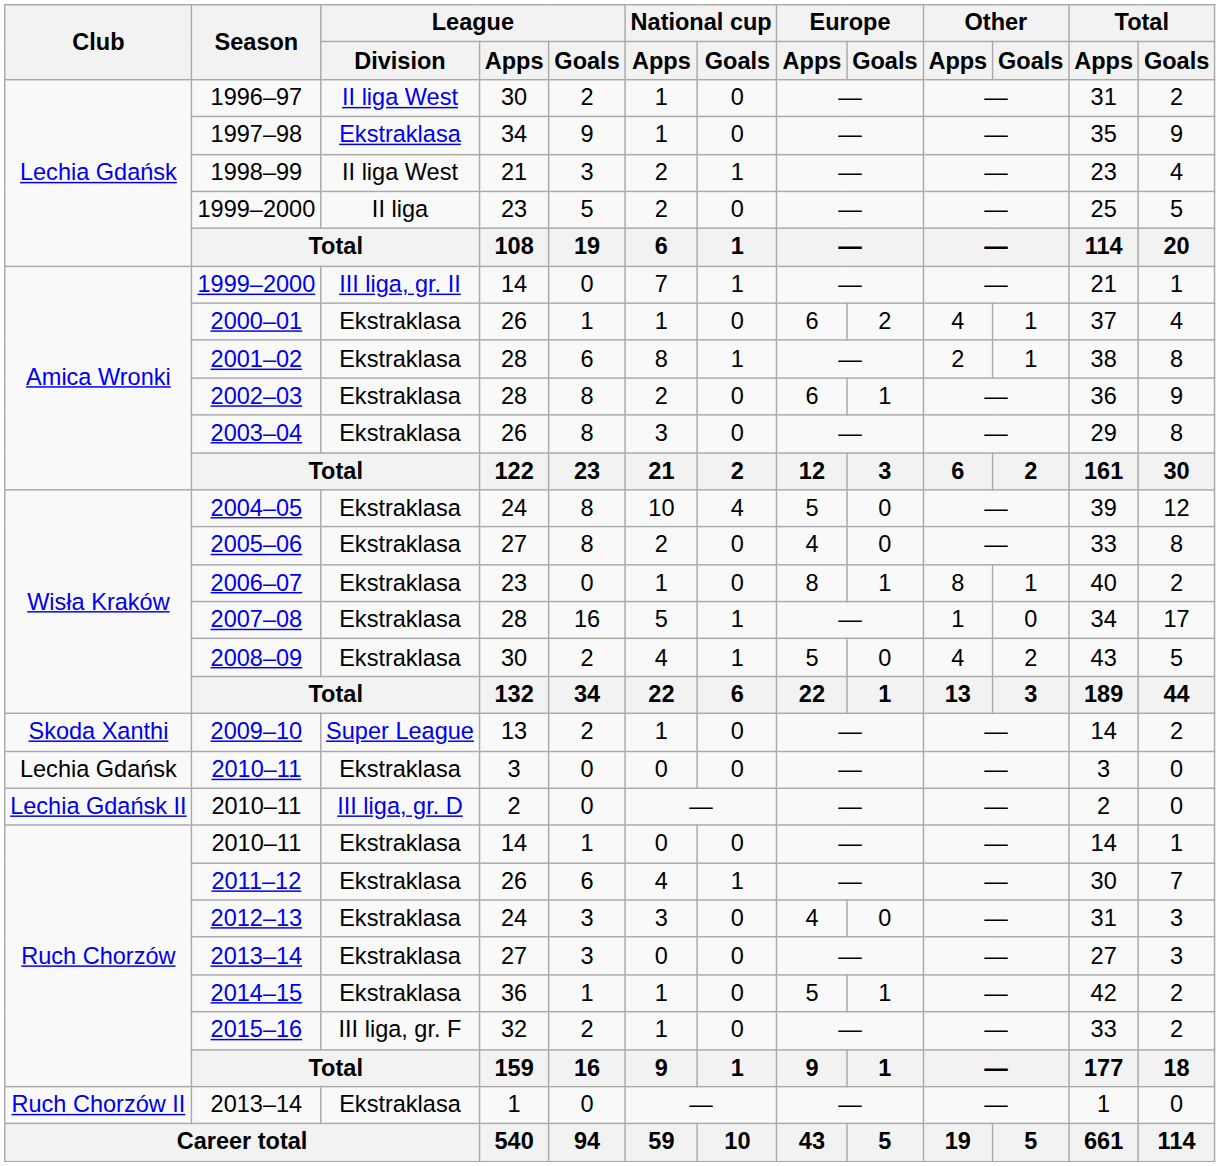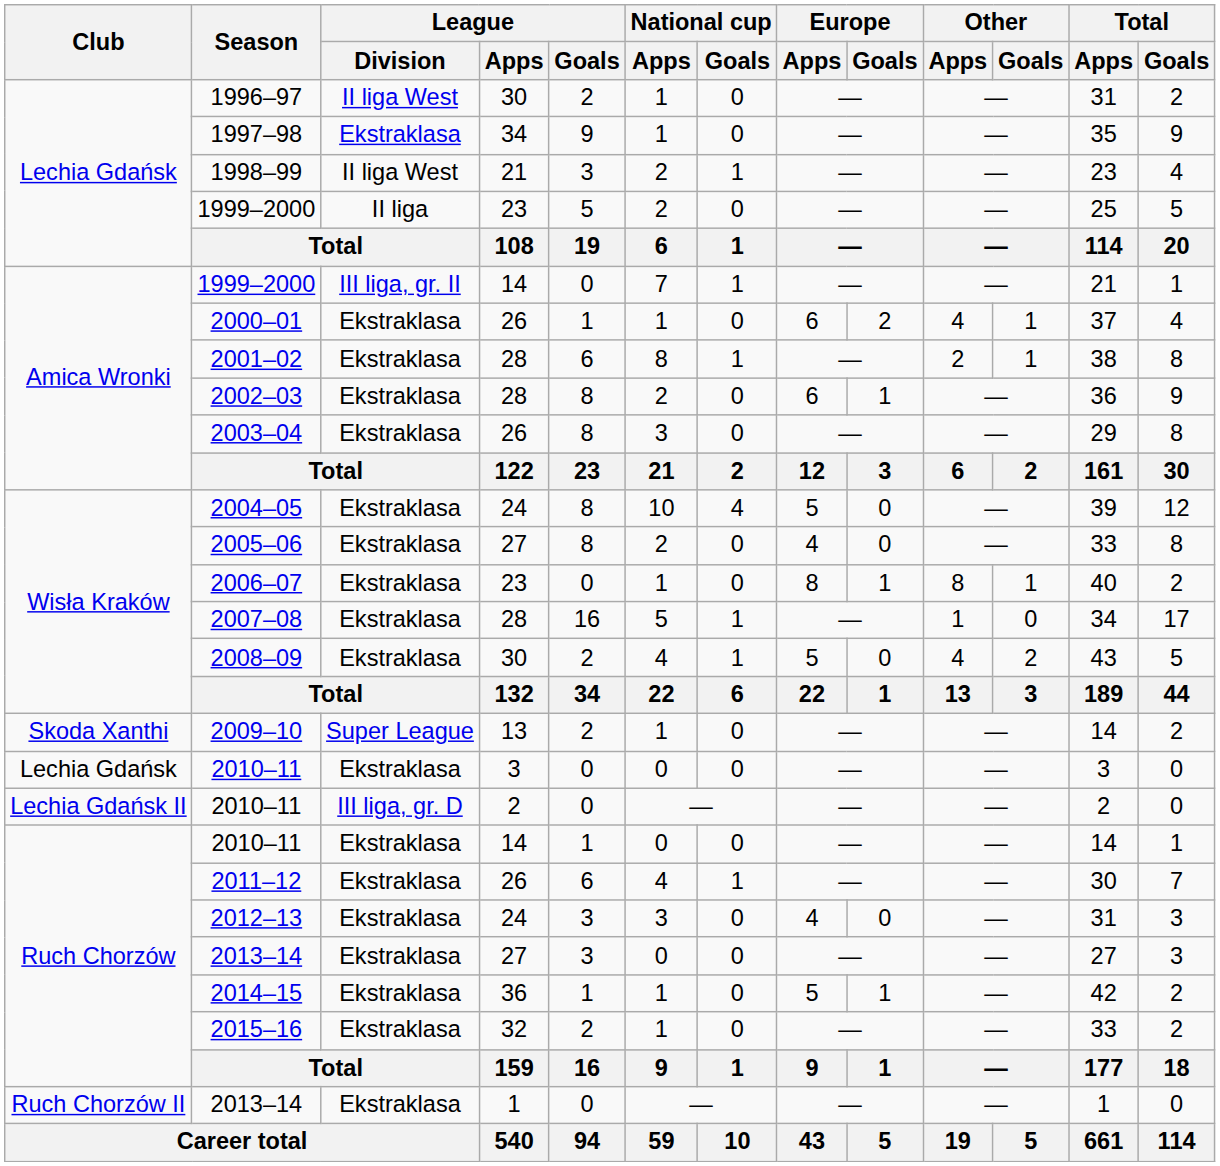(400, 1030) III liga, gr. F -> (400, 1030) Ekstraklasa
